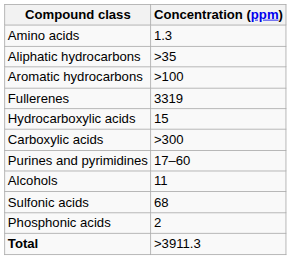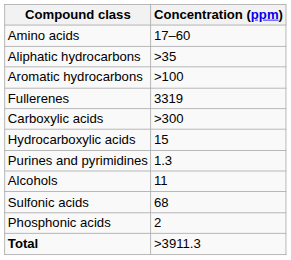(163, 35) 1.3 -> (172, 35) 17–60
rows swapped: (56, 139) <-> (72, 119)
(172, 160) 17–60 -> (163, 160) 1.3
